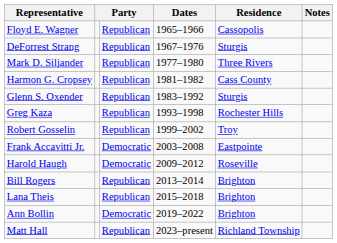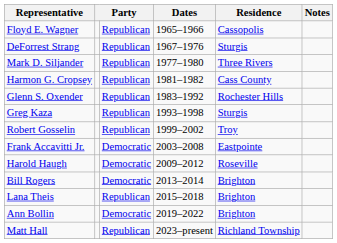(233, 96) Sturgis -> (250, 96) Rochester Hills
(250, 113) Rochester Hills -> (233, 113) Sturgis
(126, 180) Republican -> (126, 180) Democratic
